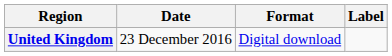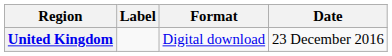columns swapped: (176, 16) <-> (366, 16)
